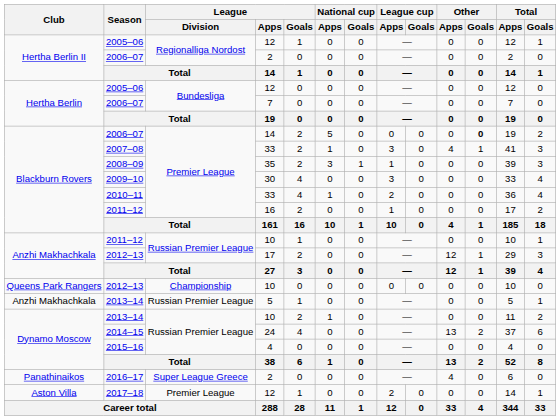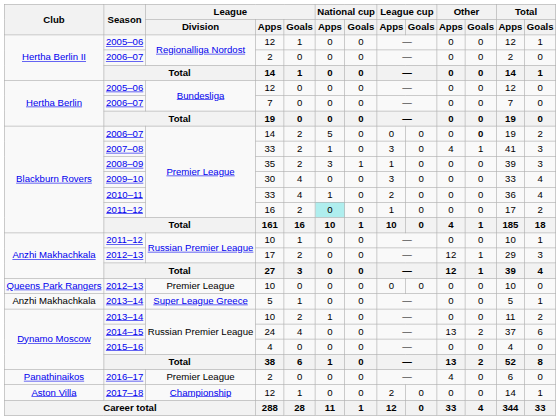(330, 210) no background -> (330, 210) paleturquoise background
(201, 286) Championship -> (201, 286) Premier League
(201, 301) Russian Premier League -> (201, 301) Super League Greece
(201, 377) Super League Greece -> (201, 377) Premier League
(201, 392) Premier League -> (201, 392) Championship
